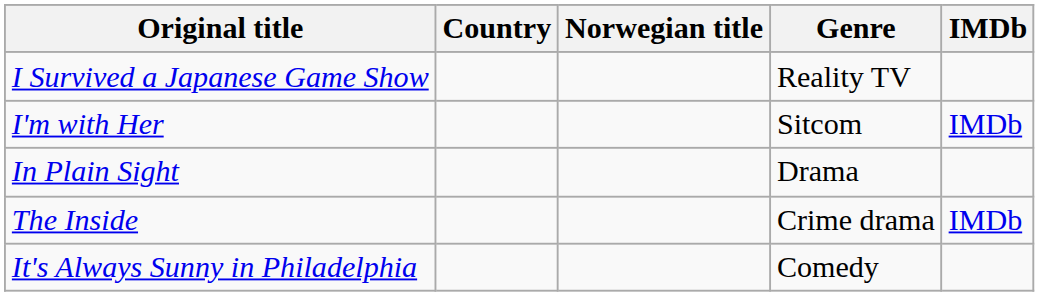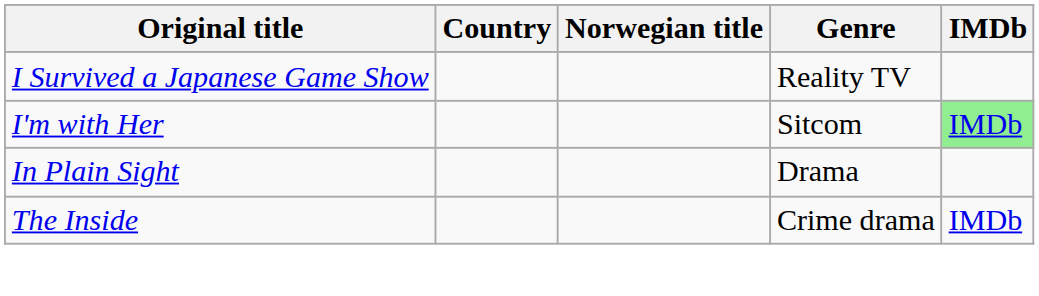(985, 123) no background -> (985, 123) lightgreen background
- row: (215, 266)
